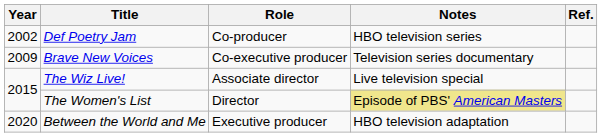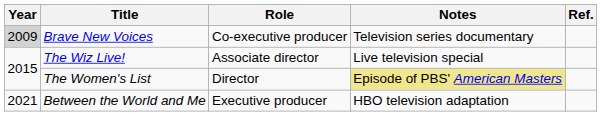- row: (90, 36)
(22, 57) no background -> (22, 36) lightgrey background
(22, 121) 2020 -> (22, 100) 2021
